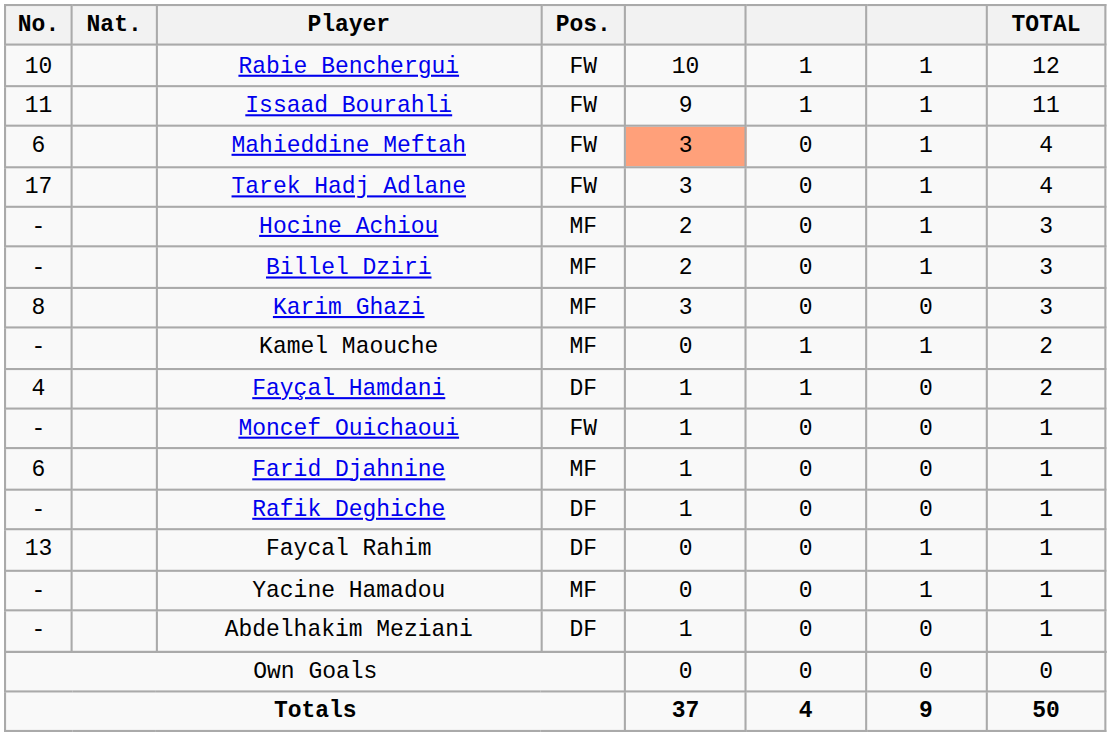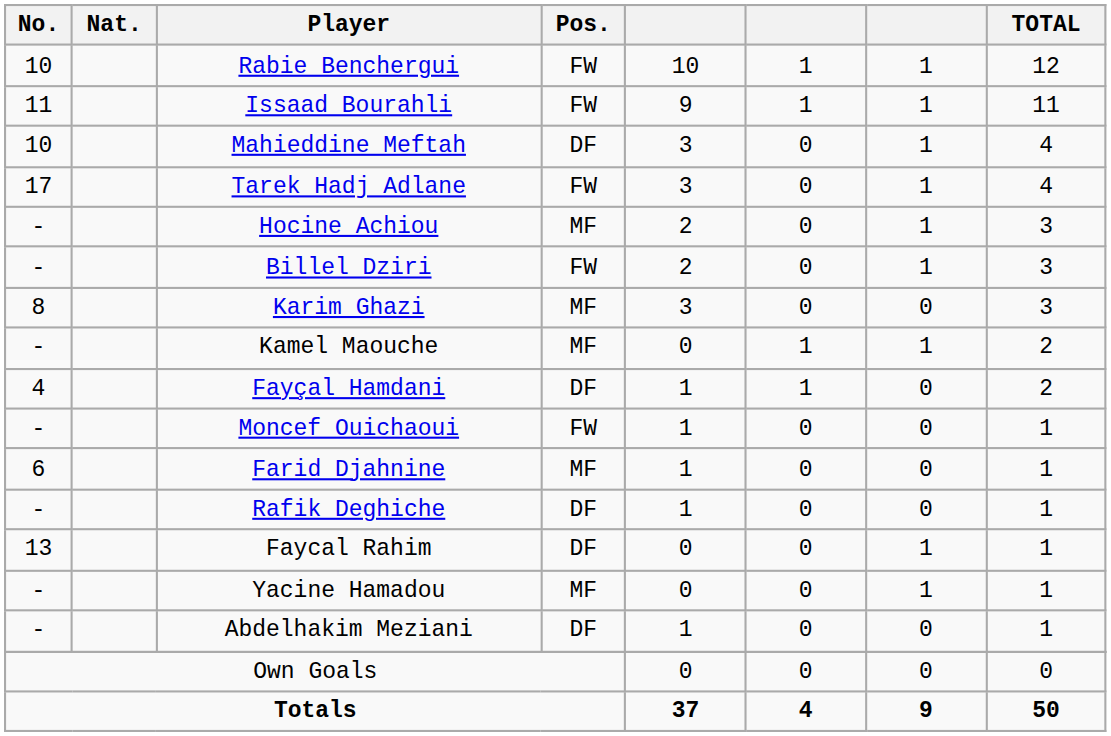(38, 146) 6 -> (38, 146) 10
(583, 146) FW -> (583, 146) DF
(686, 146) lightsalmon background -> (686, 146) no background
(583, 267) MF -> (583, 267) FW
